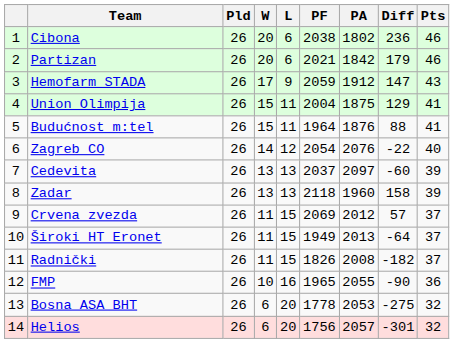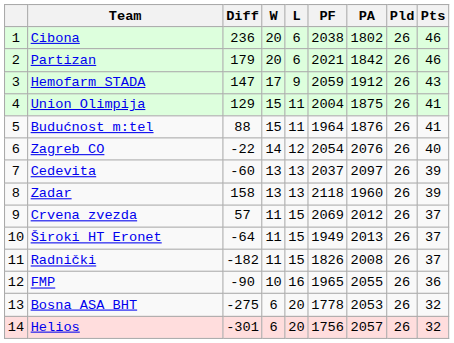columns swapped: (238, 16) <-> (398, 16)
